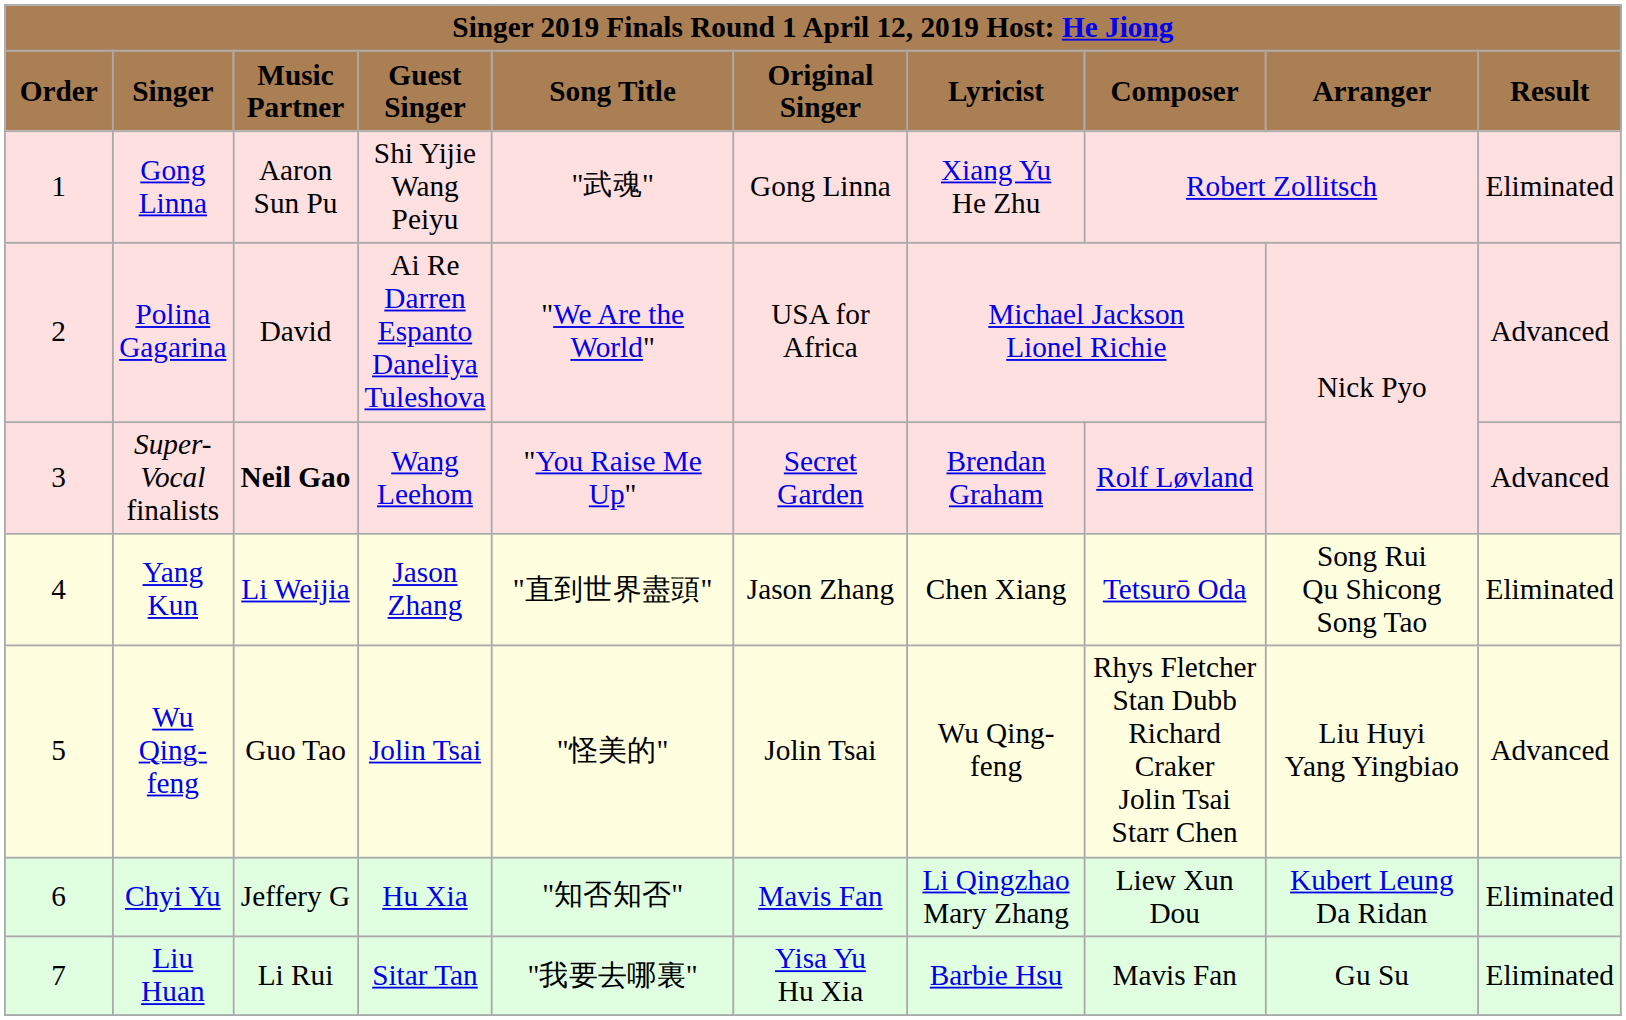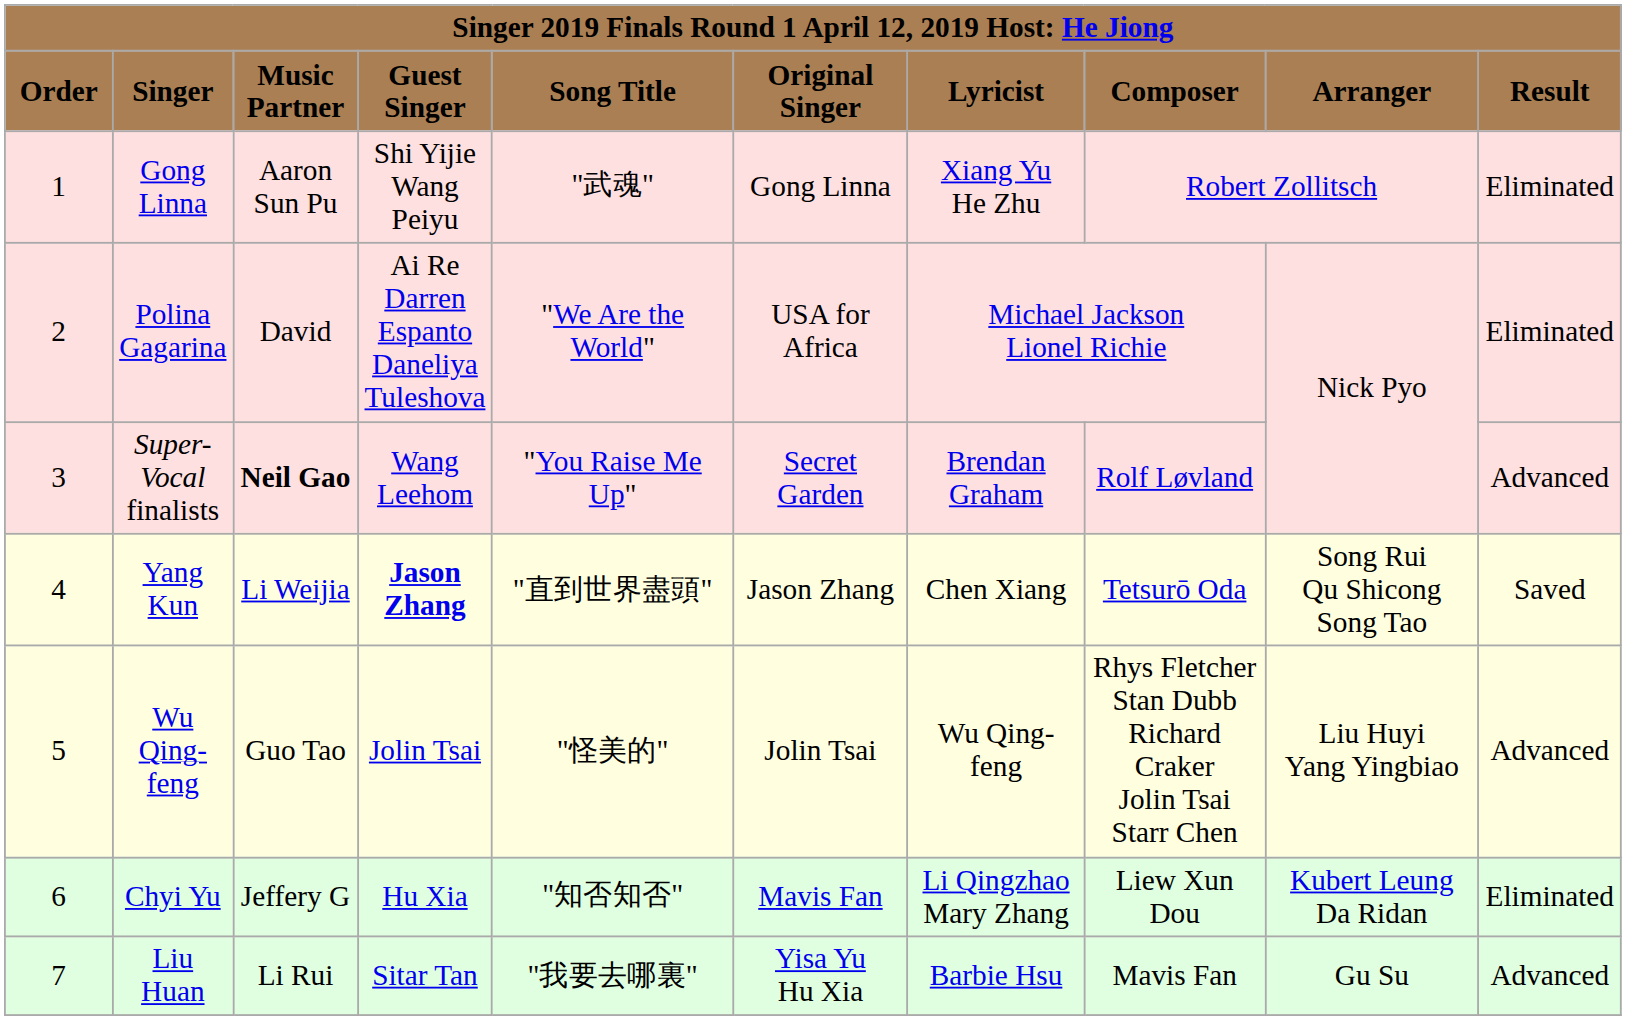(1550, 331) Advanced -> (1550, 331) Eliminated
(425, 589) normal -> (425, 589) bold
(1550, 589) Eliminated -> (1550, 589) Saved
(1550, 975) Eliminated -> (1550, 975) Advanced
